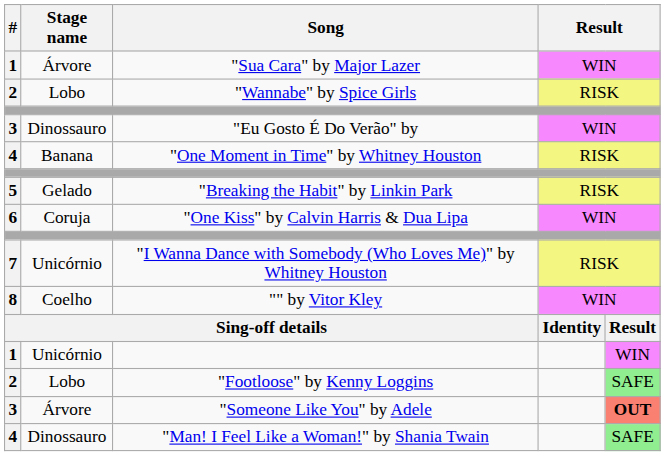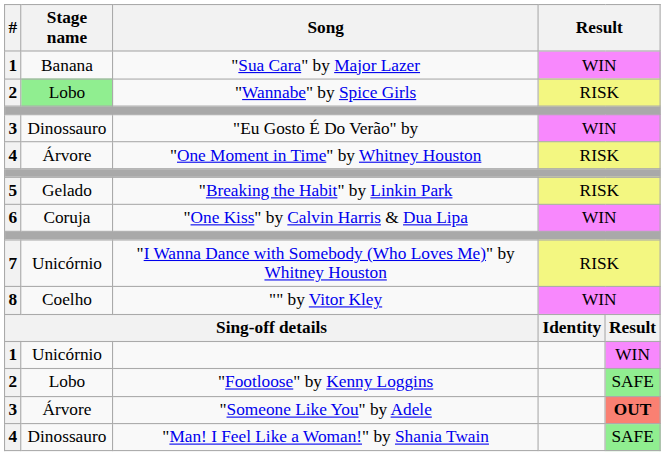(67, 65) Árvore -> (67, 65) Banana
(67, 92) no background -> (67, 92) lightgreen background
(67, 155) Banana -> (67, 155) Árvore
